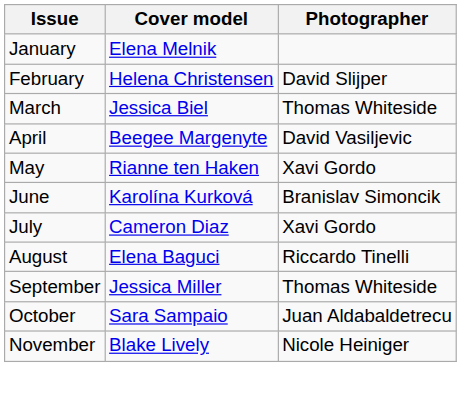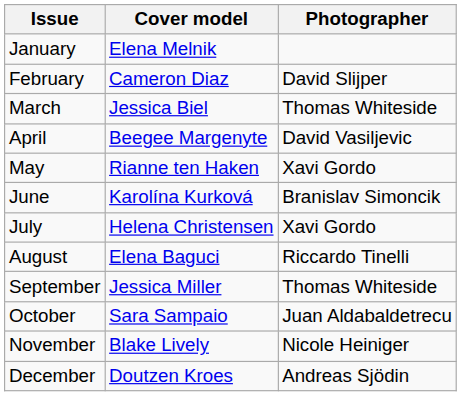(191, 78) Helena Christensen -> (169, 78) Cameron Diaz
(169, 227) Cameron Diaz -> (191, 227) Helena Christensen
+ row: (52, 375)
